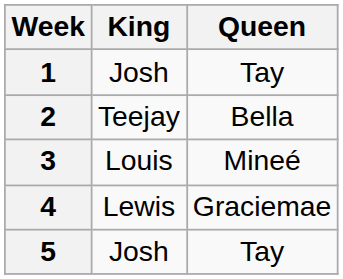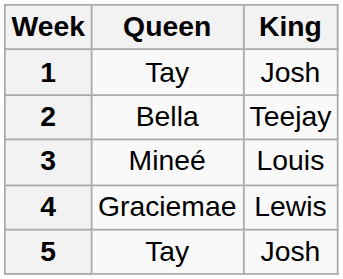columns swapped: (139, 26) <-> (262, 26)
